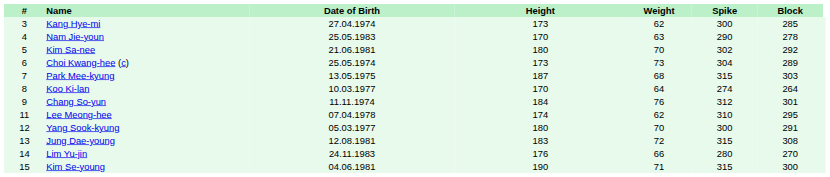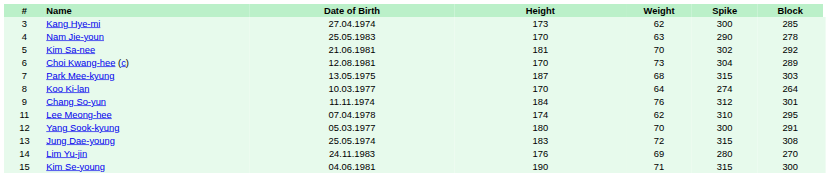(540, 49) 180 -> (540, 49) 181
(352, 62) 25.05.1974 -> (352, 62) 12.08.1981
(540, 62) 173 -> (540, 62) 170
(352, 140) 12.08.1981 -> (352, 140) 25.05.1974
(659, 153) 66 -> (659, 153) 69
